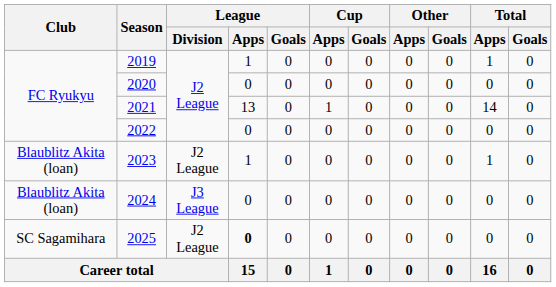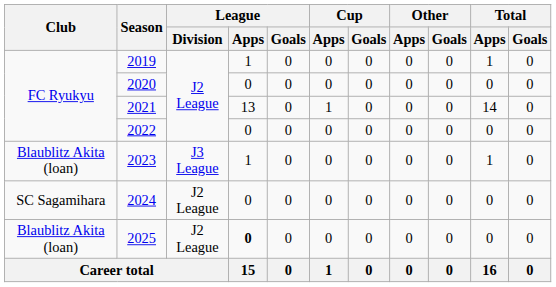(197, 161) J2 League -> (197, 161) J3 League
(61, 200) Blaublitz Akita (loan) -> (61, 200) SC Sagamihara
(197, 200) J3 League -> (197, 200) J2 League
(61, 239) SC Sagamihara -> (61, 239) Blaublitz Akita (loan)
